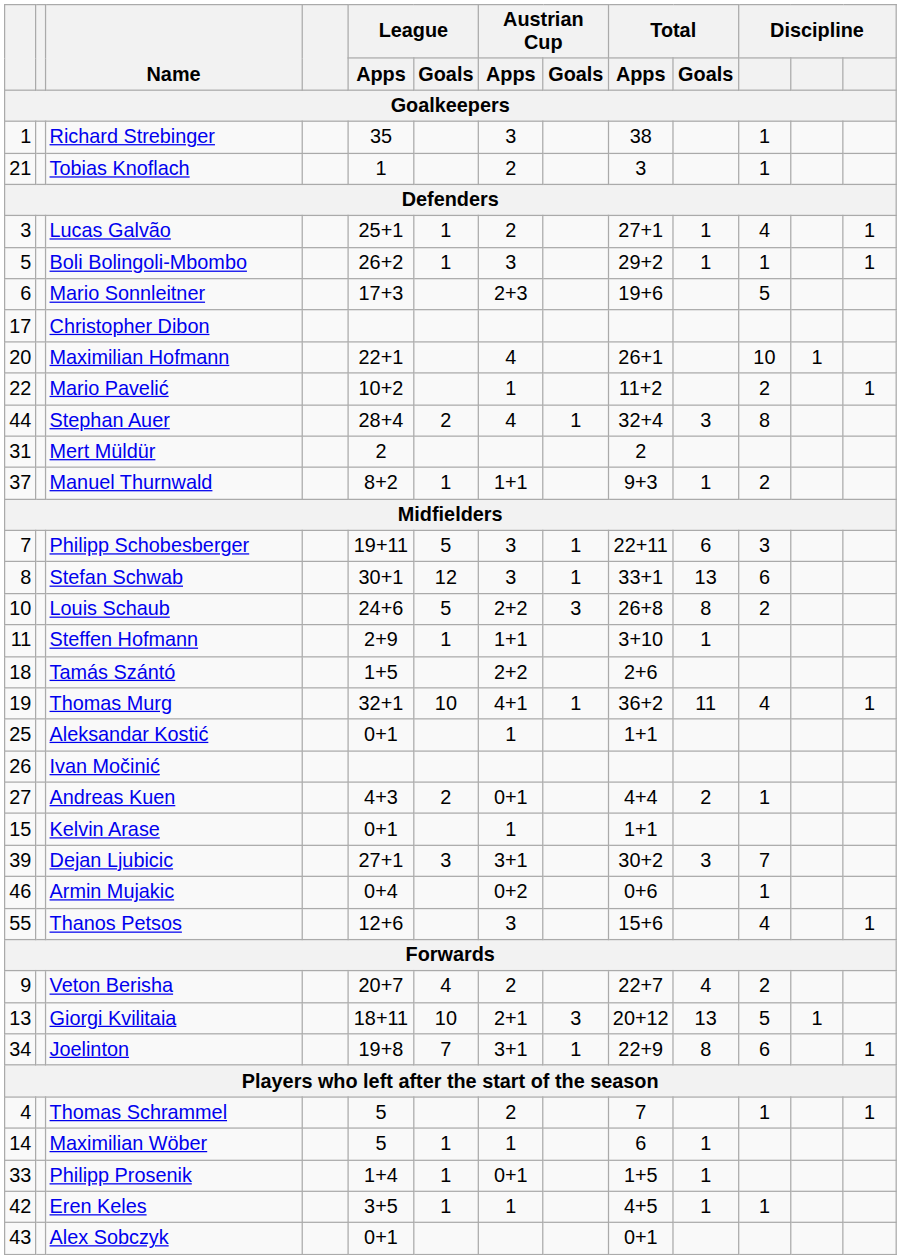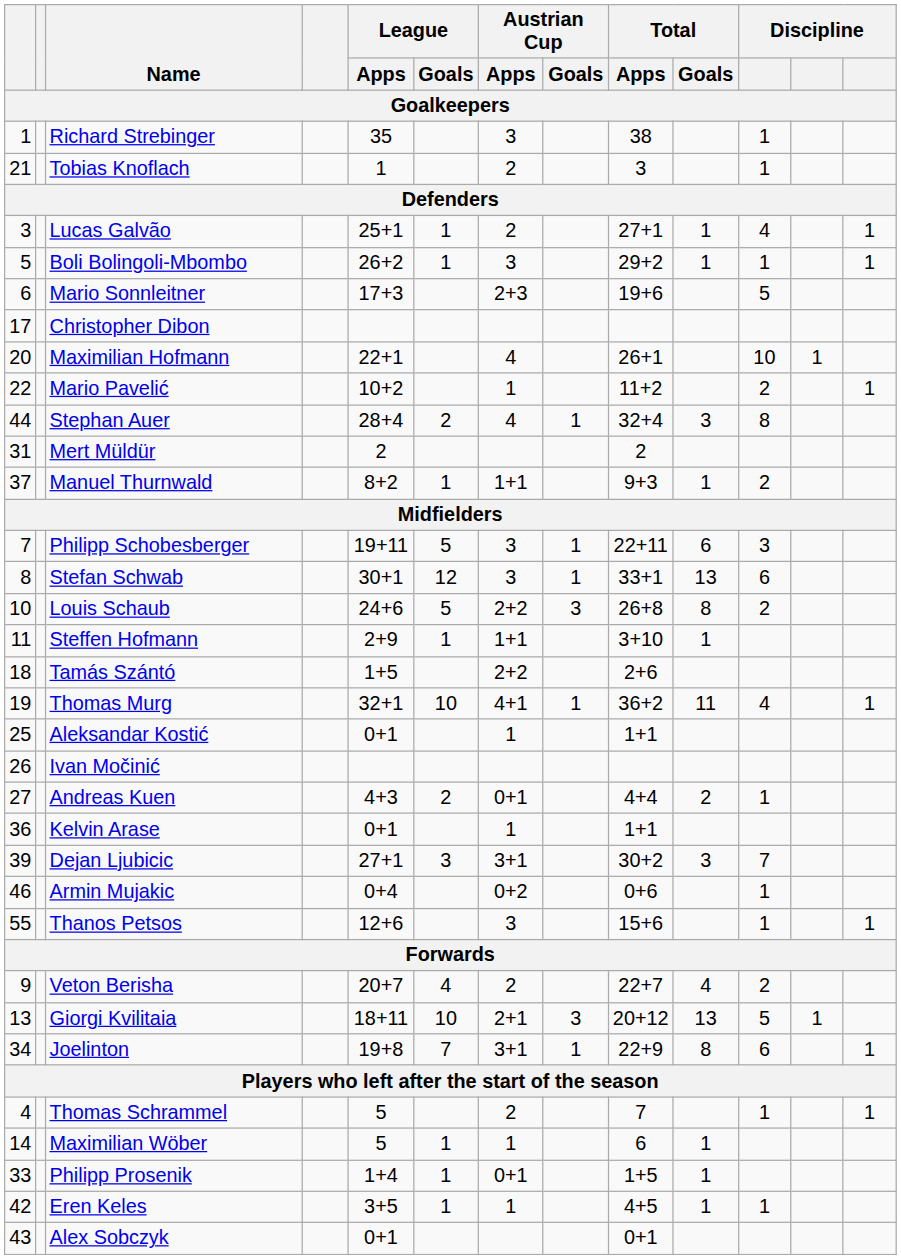(20, 829) 15 -> (20, 829) 36
(764, 923) 4 -> (764, 923) 1
